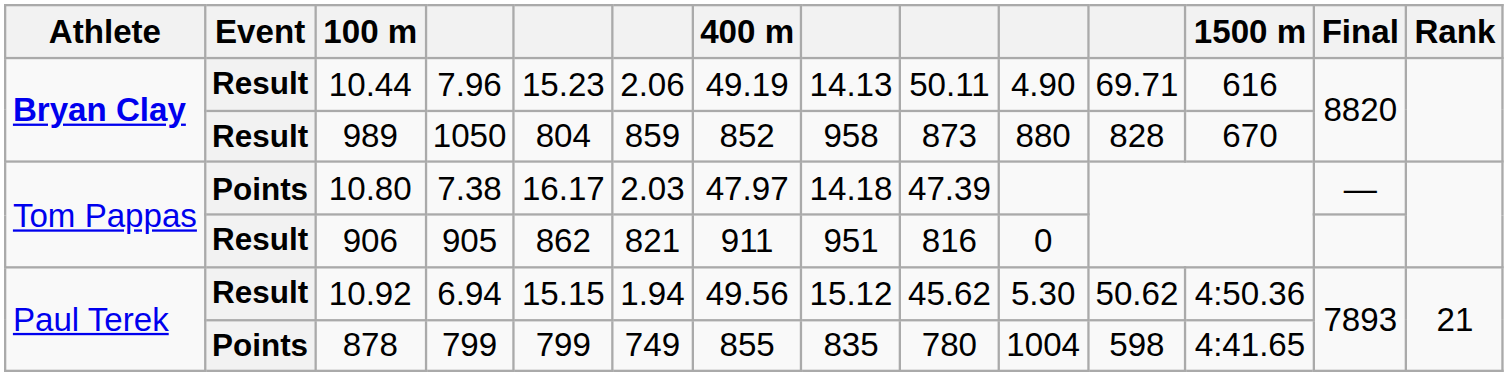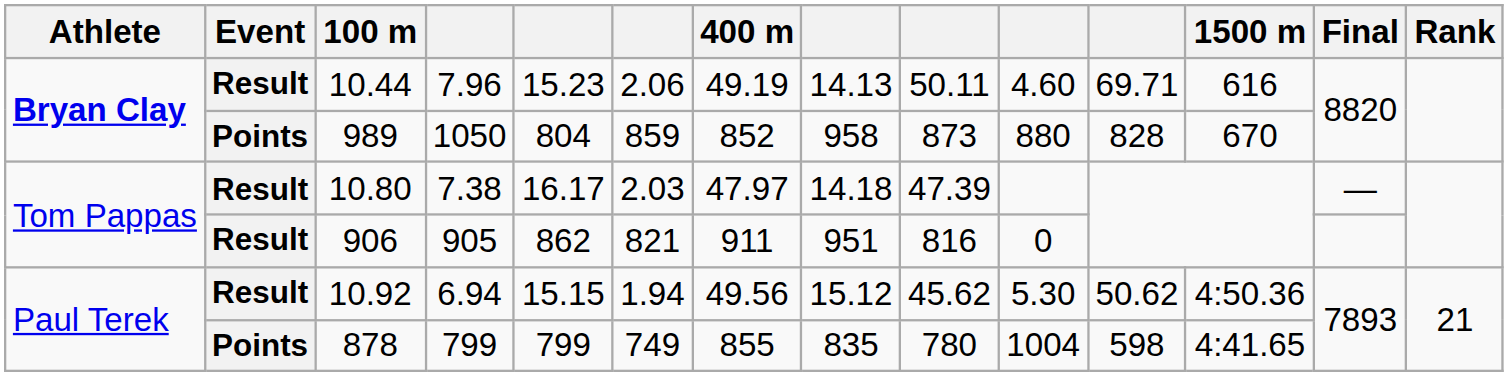(1043, 84) 4.90 -> (1043, 84) 4.60
(260, 136) Result -> (260, 136) Points
(260, 189) Points -> (260, 189) Result
